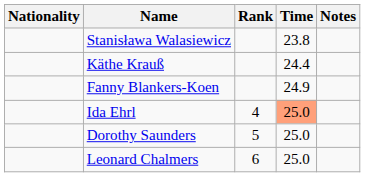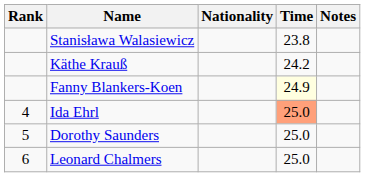columns swapped: (256, 16) <-> (44, 16)
(297, 64) 24.4 -> (297, 64) 24.2
(297, 87) no background -> (297, 87) lightyellow background
